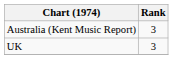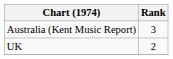(153, 46) 3 -> (153, 46) 2
